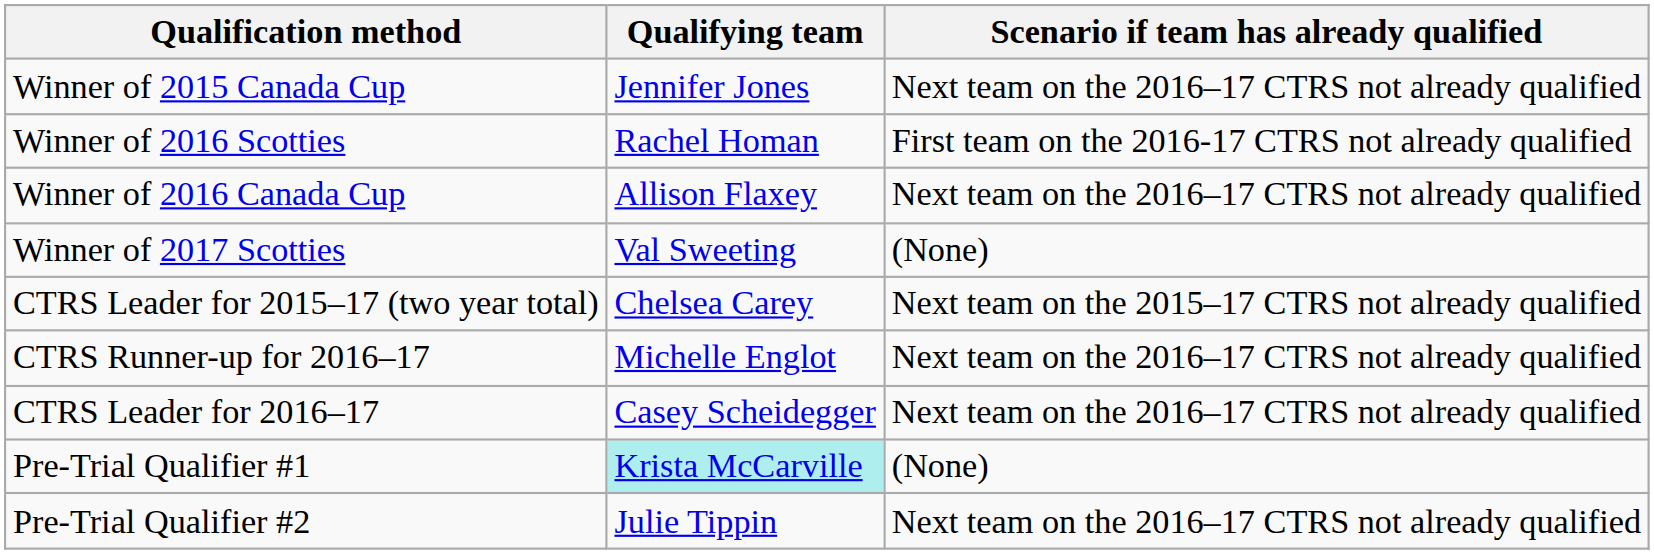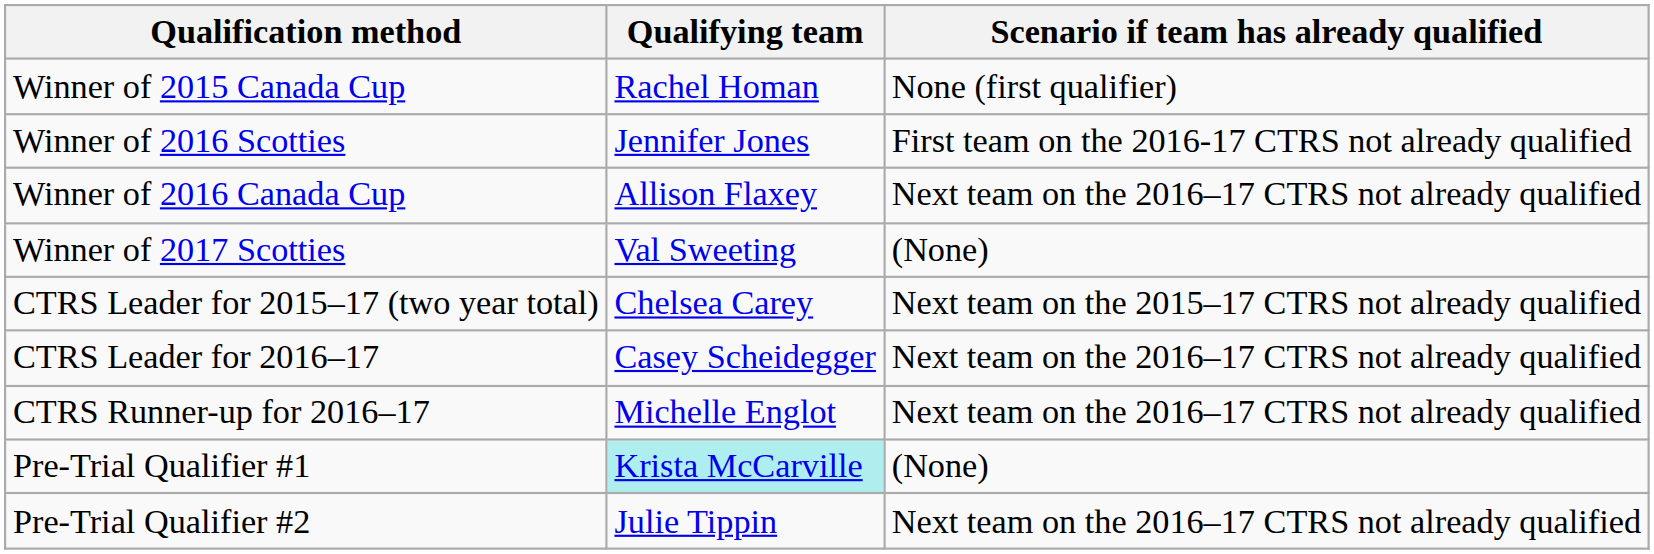(712, 85) Jennifer Jones -> (717, 85) Rachel Homan
(1266, 85) Next team on the 2016–17 CTRS not already qualified -> (1034, 85) None (first qualifier)
(717, 140) Rachel Homan -> (712, 140) Jennifer Jones
rows swapped: (196, 411) <-> (221, 357)
